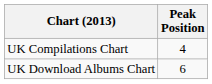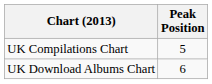(183, 48) 4 -> (183, 48) 5
